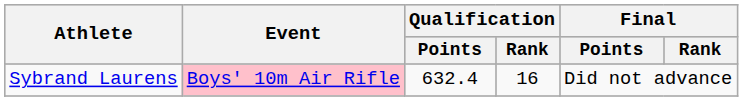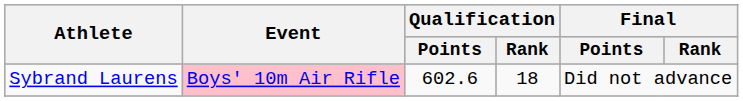(450, 80) 632.4 -> (450, 80) 602.6
(527, 80) 16 -> (527, 80) 18
